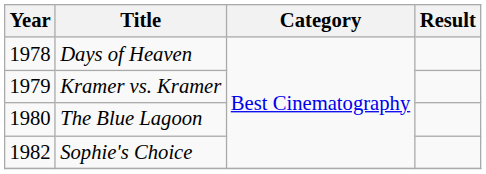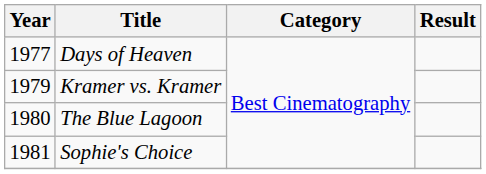(30, 53) 1978 -> (30, 53) 1977
(30, 151) 1982 -> (30, 151) 1981
